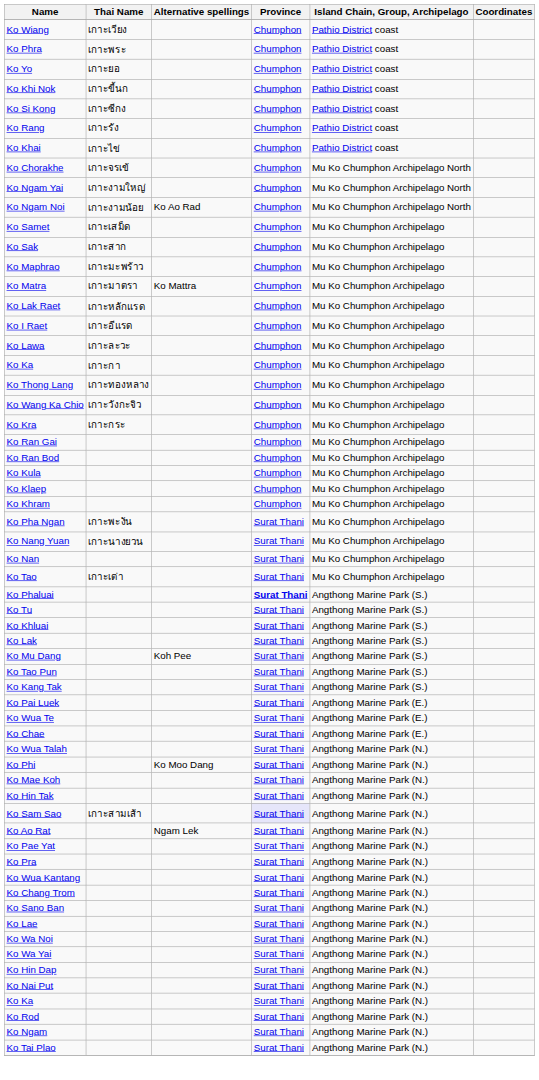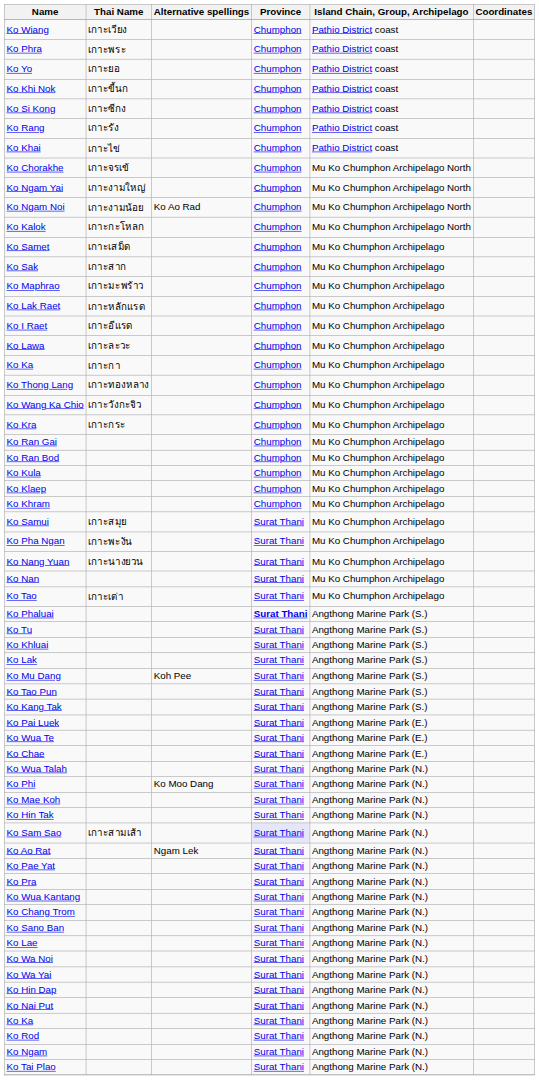+ row: (26, 227)
- row: (26, 286)
+ row: (28, 521)
